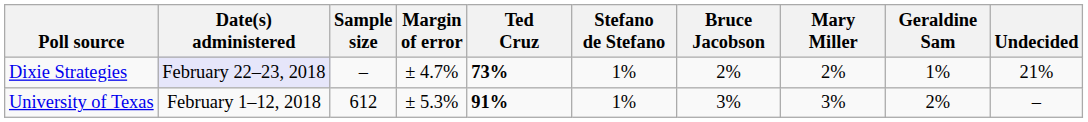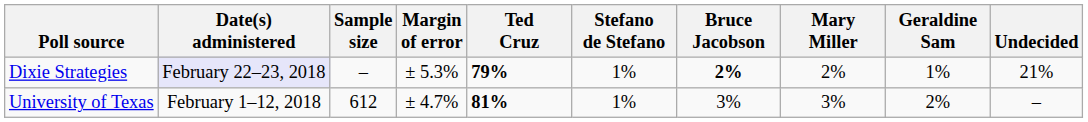(432, 72) ± 4.7% -> (432, 72) ± 5.3%
(490, 72) 73% -> (490, 72) 79%
(729, 72) normal -> (729, 72) bold
(432, 102) ± 5.3% -> (432, 102) ± 4.7%
(490, 102) 91% -> (490, 102) 81%
